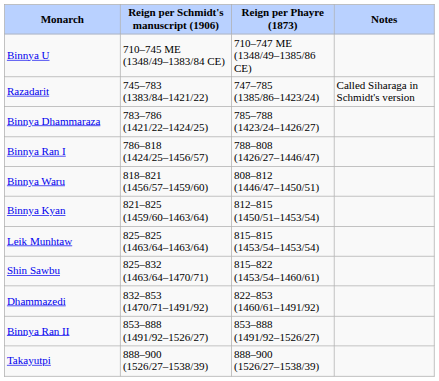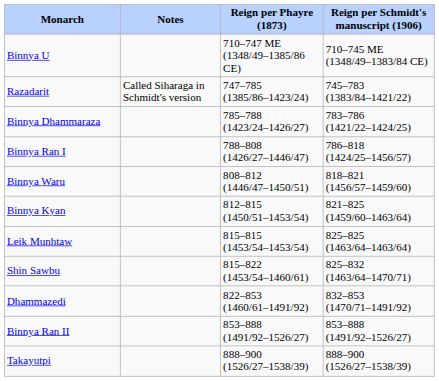columns swapped: (176, 19) <-> (384, 19)
